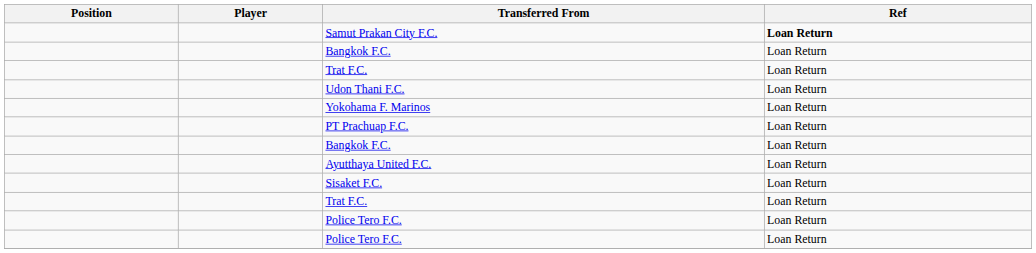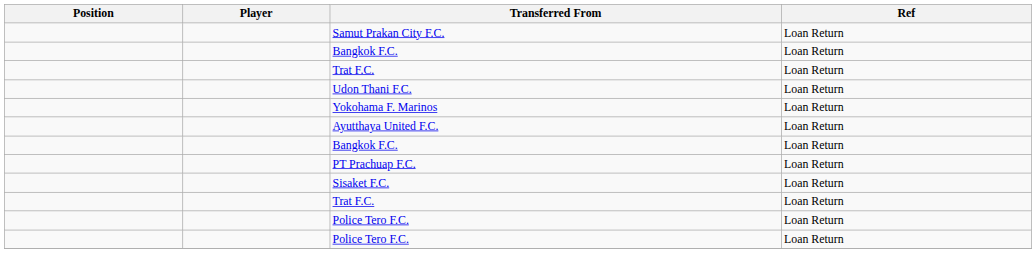(800, 32) bold -> (814, 32) normal
rows swapped: (91, 126) <-> (91, 164)
